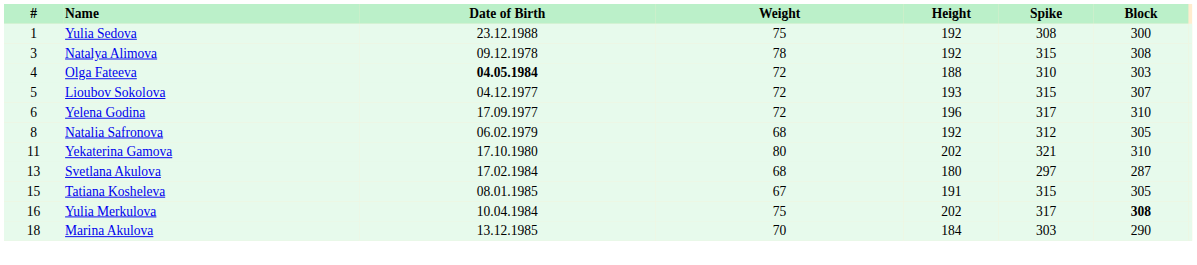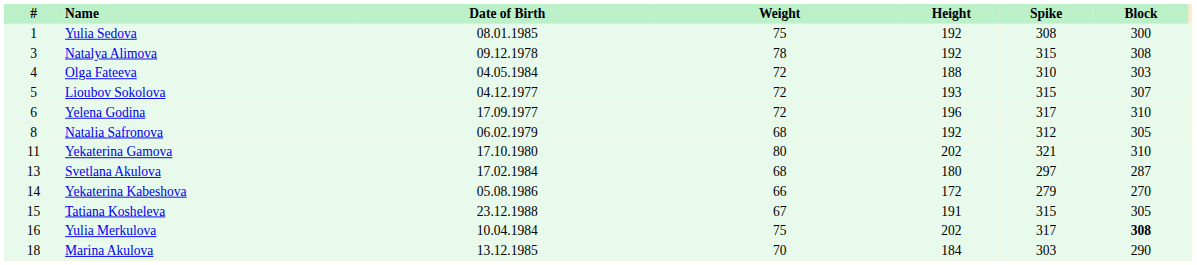(507, 33) 23.12.1988 -> (507, 33) 08.01.1985
(507, 73) bold -> (507, 73) normal
+ row: (126, 191)
(507, 191) 08.01.1985 -> (507, 211) 23.12.1988
